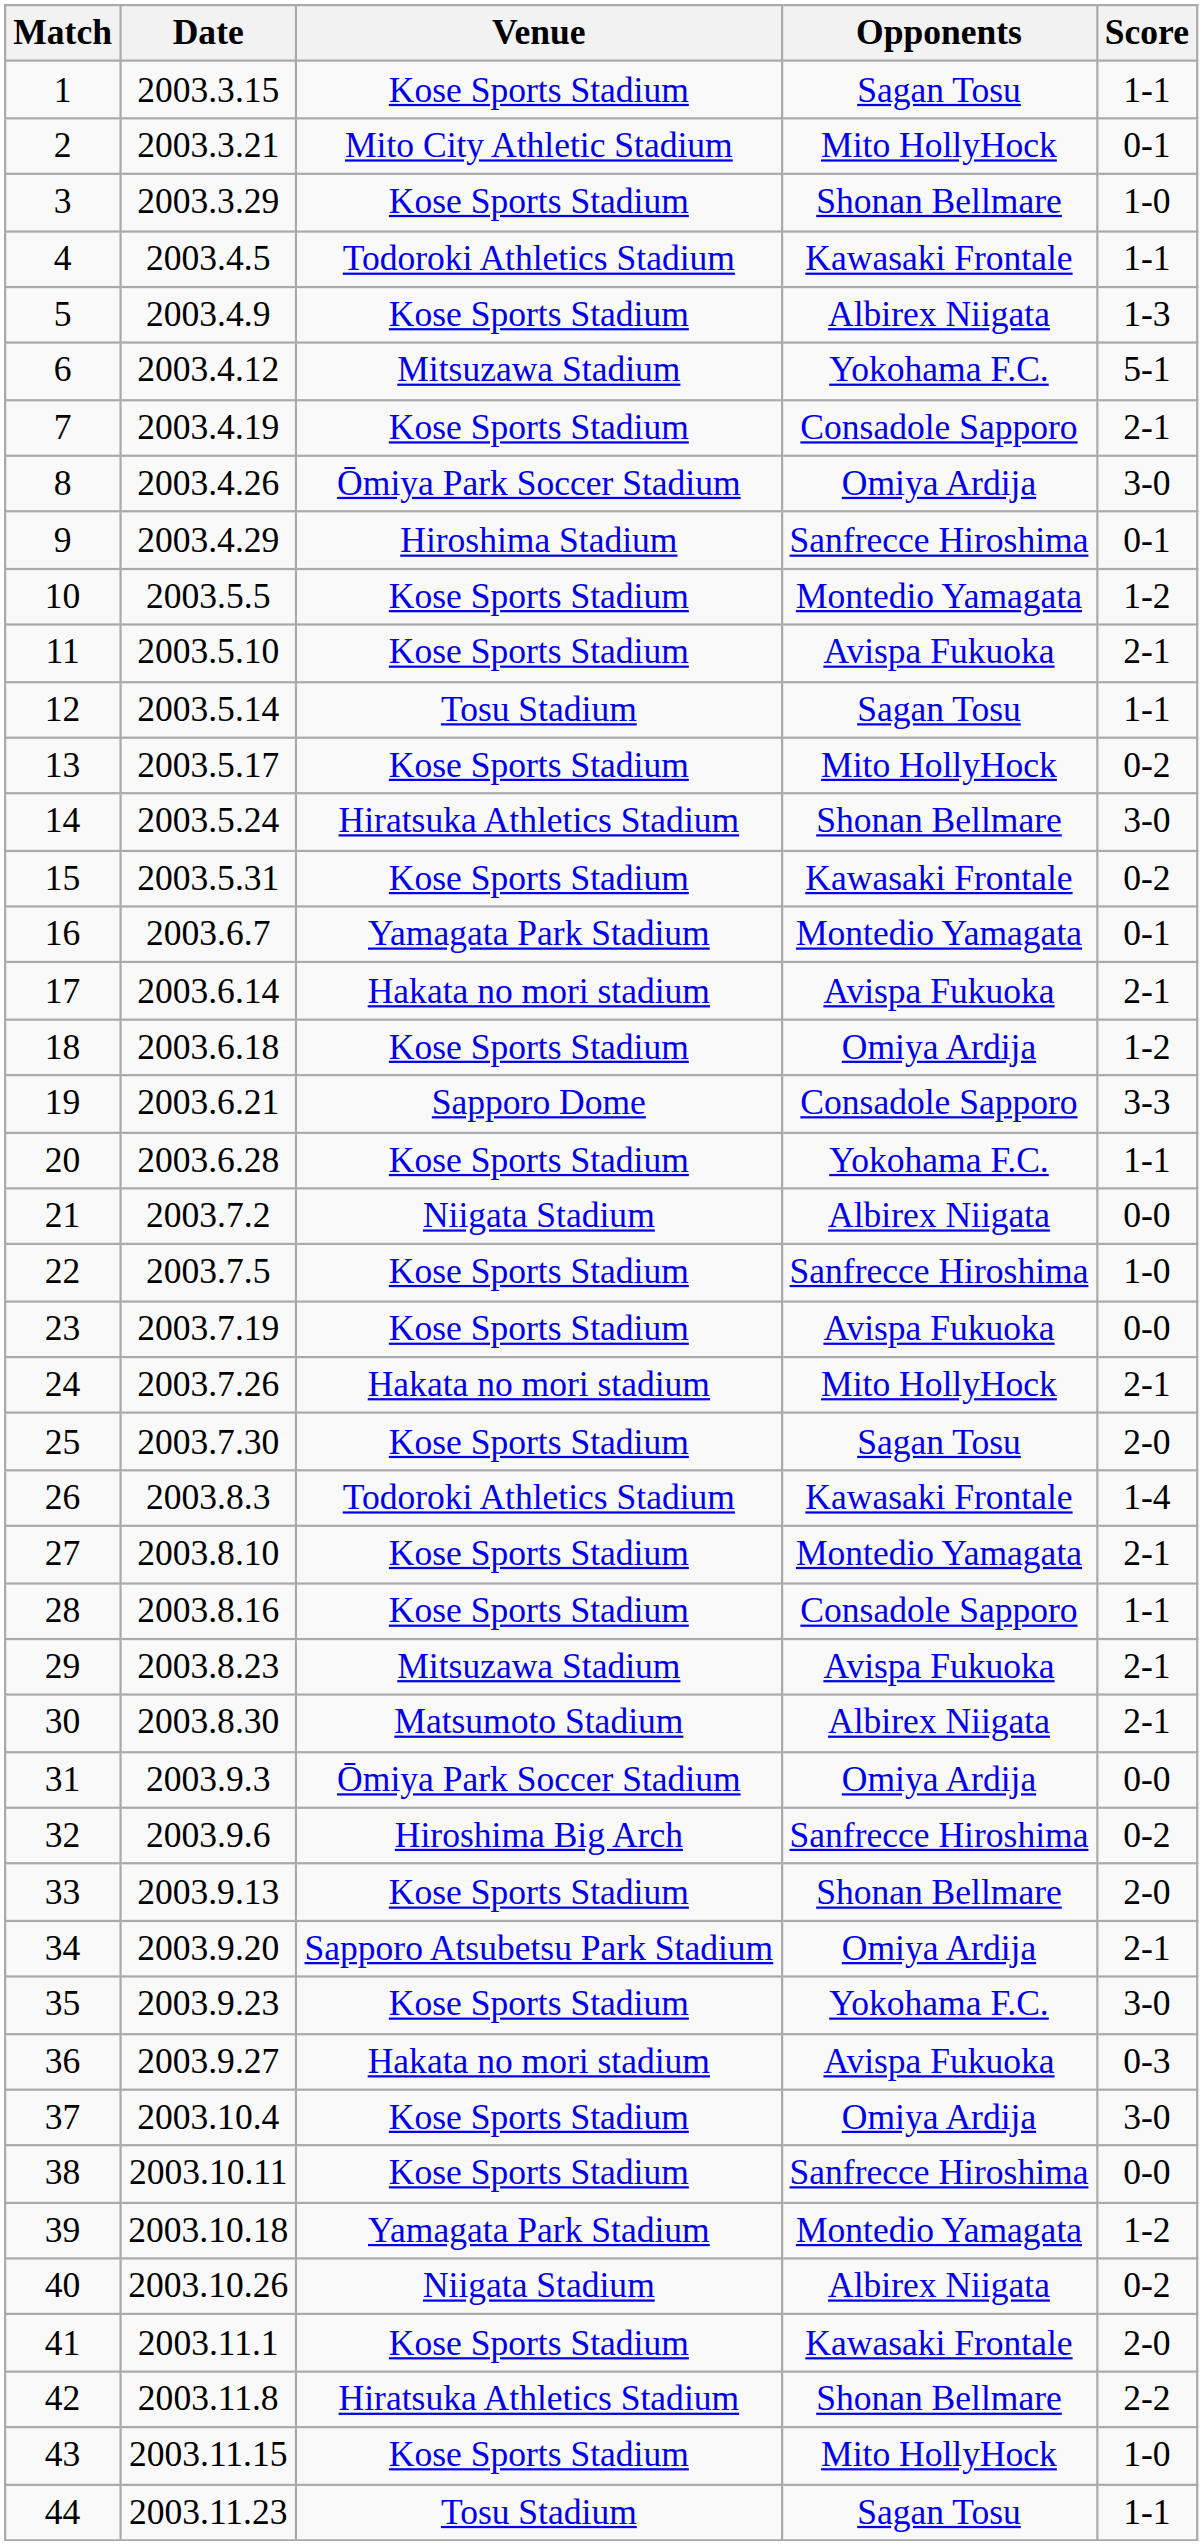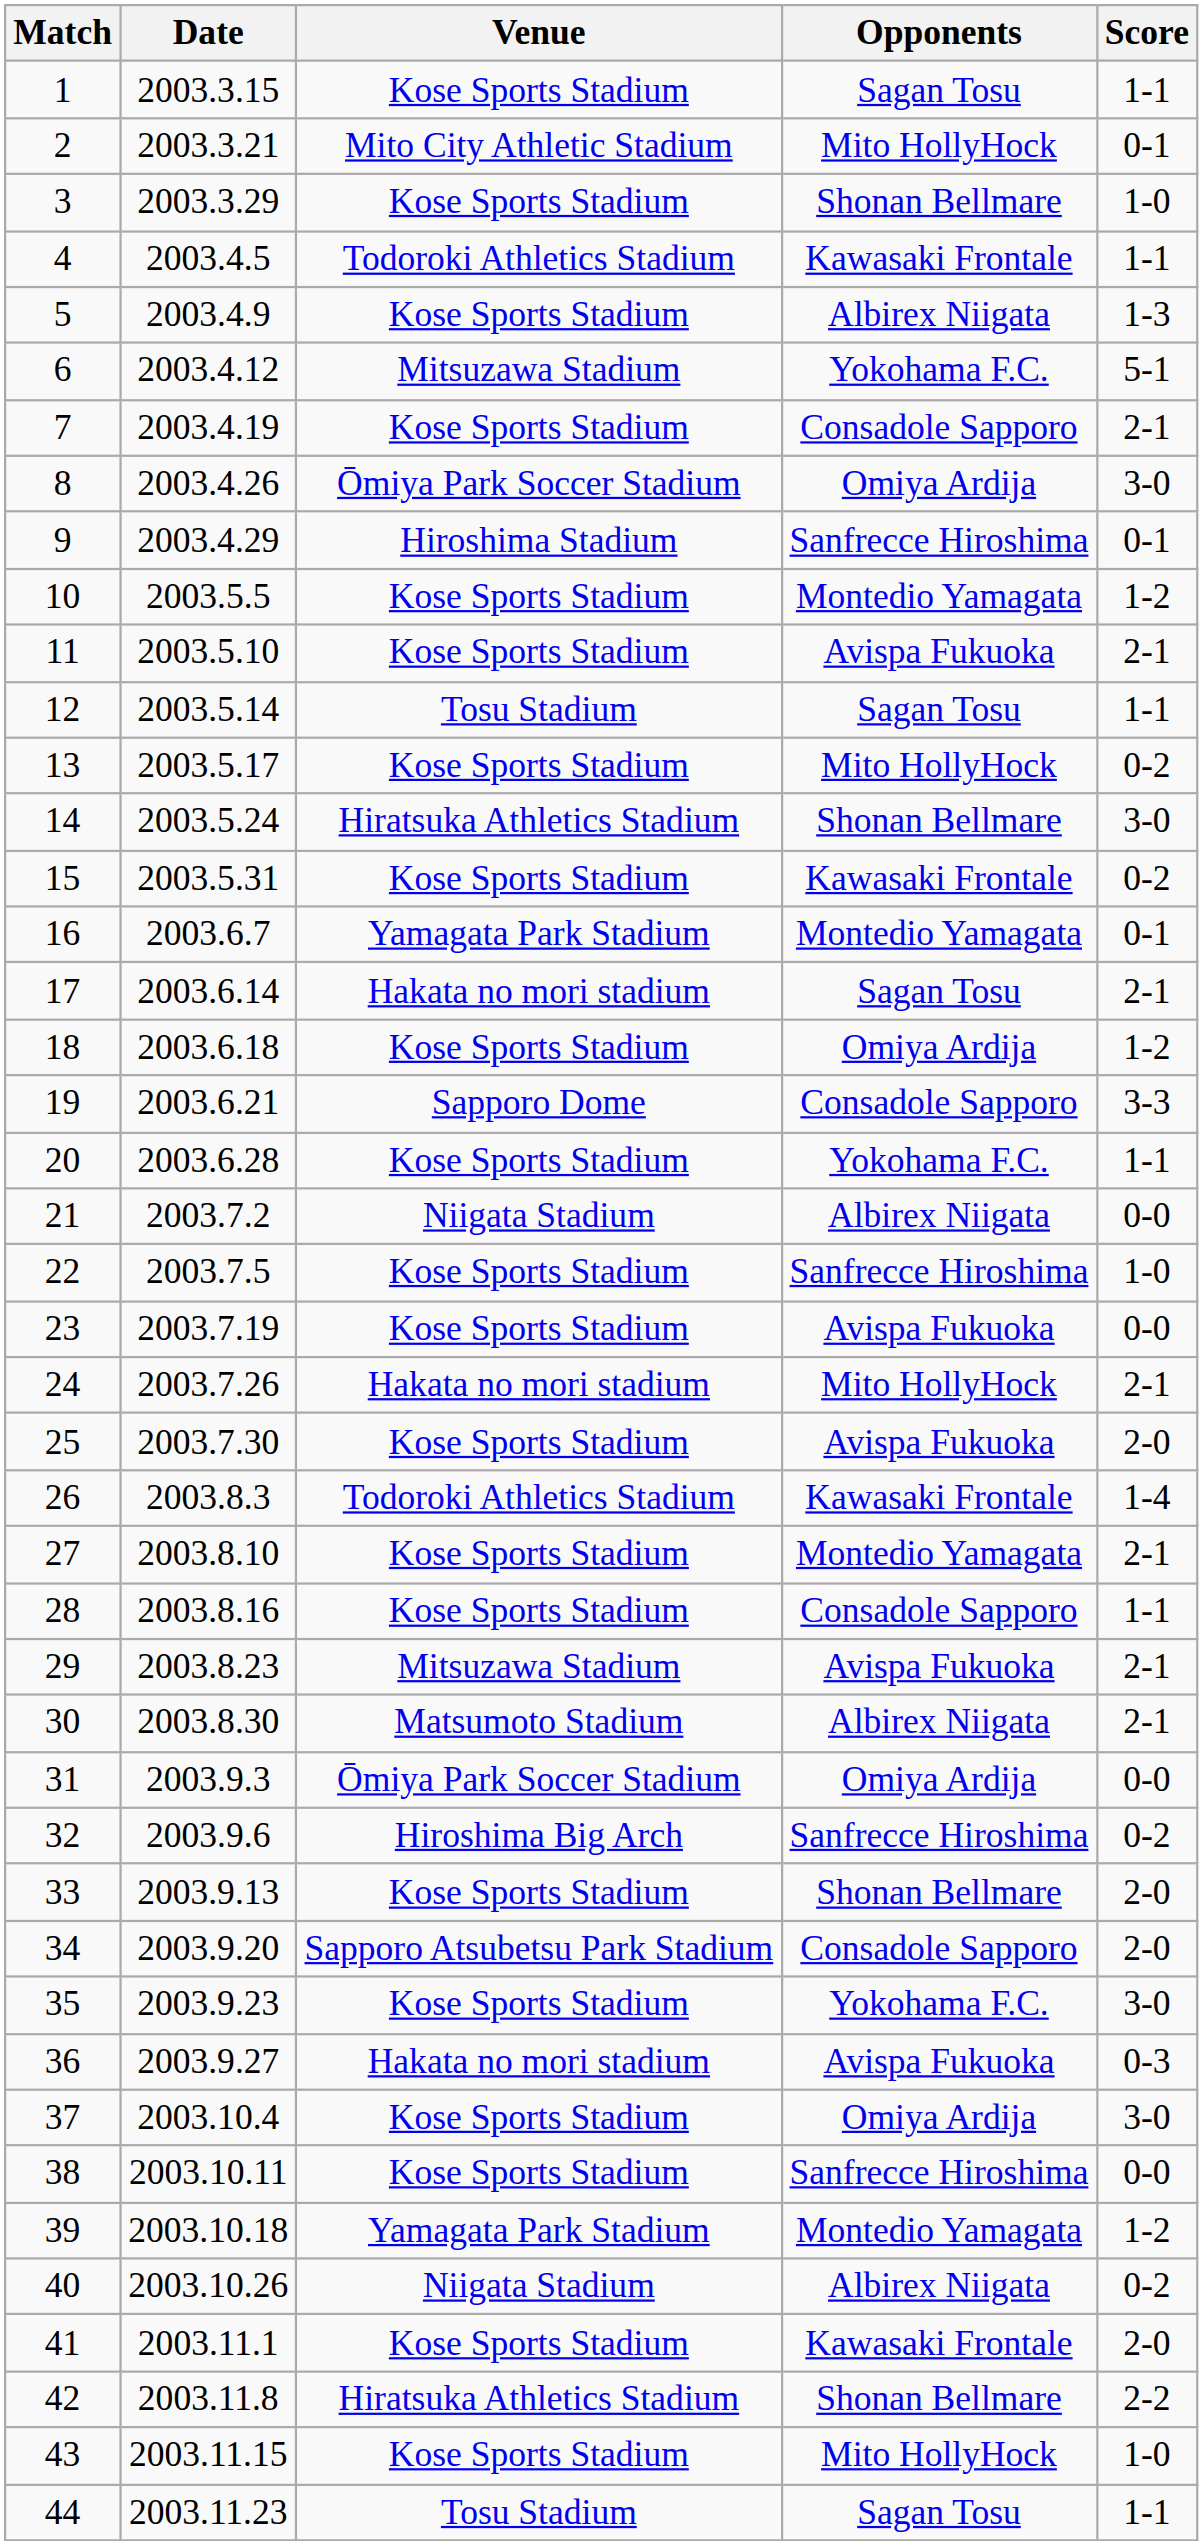(939, 990) Avispa Fukuoka -> (939, 990) Sagan Tosu
(939, 1440) Sagan Tosu -> (939, 1440) Avispa Fukuoka
(939, 1947) Omiya Ardija -> (939, 1947) Consadole Sapporo
(1147, 1947) 2-1 -> (1147, 1947) 2-0
